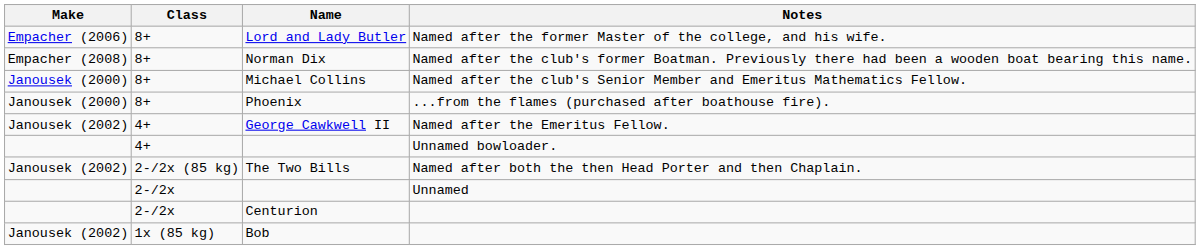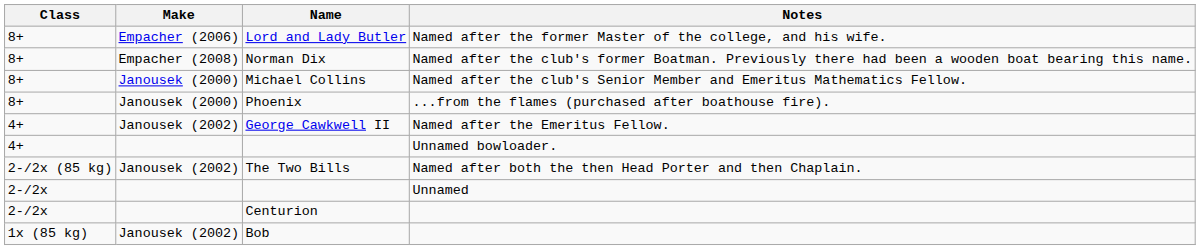columns swapped: (187, 15) <-> (68, 15)
